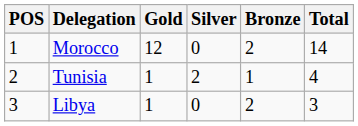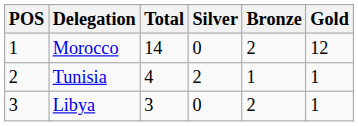columns swapped: (163, 18) <-> (329, 18)
